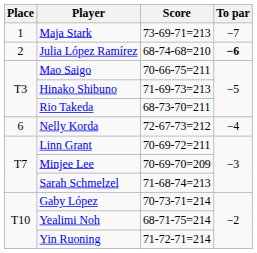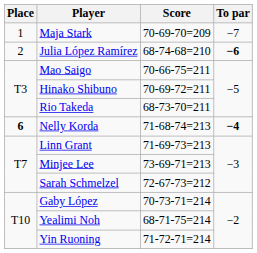(177, 32) 73-69-71=213 -> (177, 32) 70-69-70=209
(177, 88) 71-69-73=213 -> (177, 88) 70-69-72=211
(21, 126) normal -> (21, 126) bold
(177, 126) 72-67-73=212 -> (177, 126) 71-68-74=213
(233, 126) normal -> (233, 126) bold
(177, 145) 70-69-72=211 -> (177, 145) 71-69-73=213
(177, 164) 70-69-70=209 -> (177, 164) 73-69-71=213
(177, 182) 71-68-74=213 -> (177, 182) 72-67-73=212
